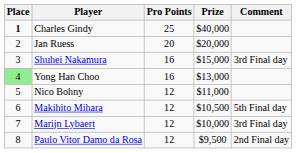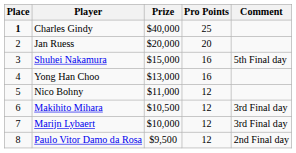columns swapped: (213, 12) <-> (169, 12)
(261, 60) 3rd Final day -> (260, 60) 5th Final day
(18, 76) lightgreen background -> (18, 76) no background
(260, 108) 5th Final day -> (261, 108) 3rd Final day
